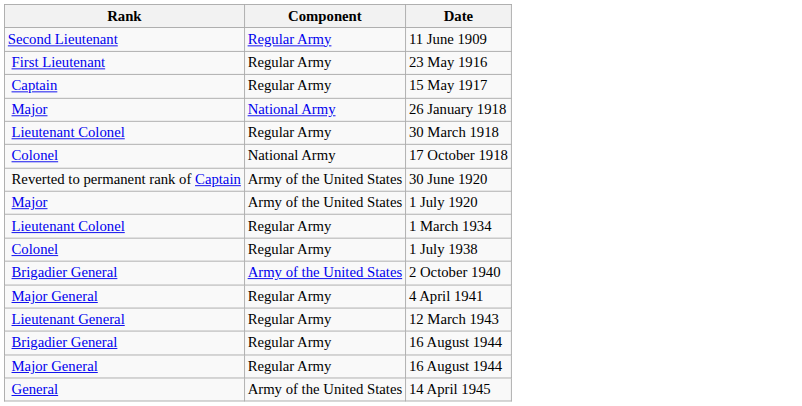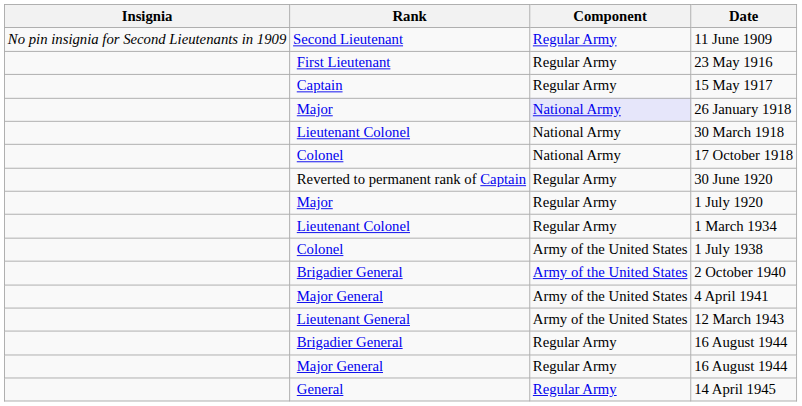+ column: (147, 16)
(292, 109) no background -> (577, 109) lavender background
(290, 132) Regular Army -> (577, 132) National Army
(325, 179) Army of the United States -> (575, 179) Regular Army
(325, 202) Army of the United States -> (575, 202) Regular Army
(290, 249) Regular Army -> (610, 249) Army of the United States
(290, 296) Regular Army -> (610, 296) Army of the United States
(290, 319) Regular Army -> (610, 319) Army of the United States
(325, 389) Army of the United States -> (575, 389) Regular Army
